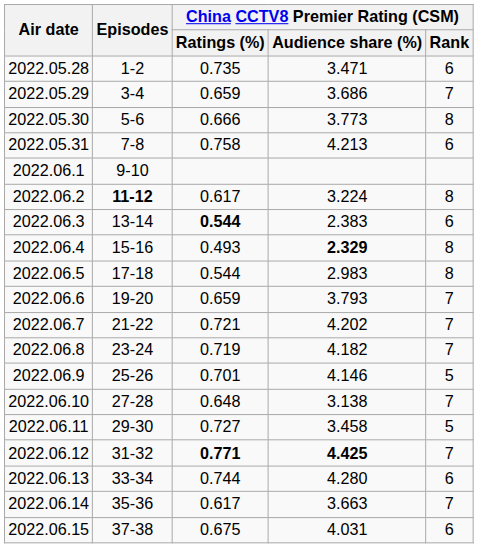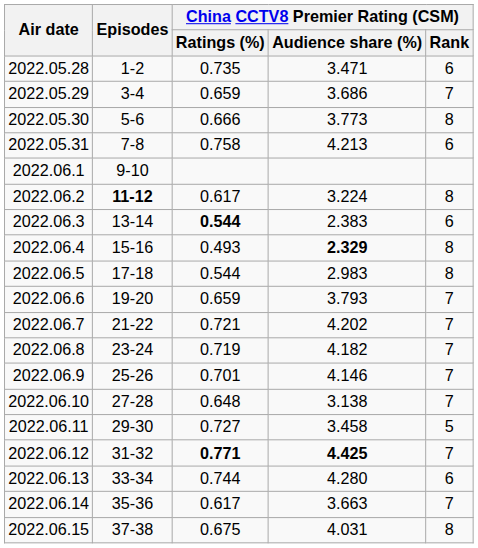(449, 376) 5 -> (449, 376) 7
(449, 529) 6 -> (449, 529) 8
